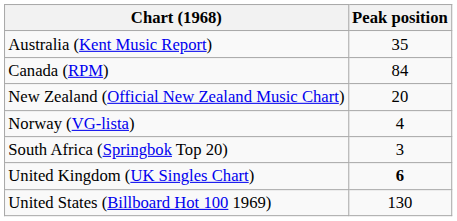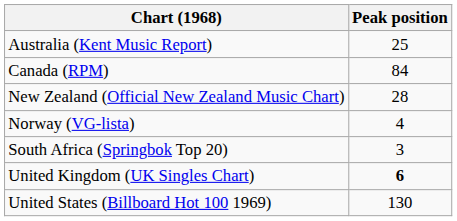(400, 44) 35 -> (400, 44) 25
(400, 96) 20 -> (400, 96) 28
